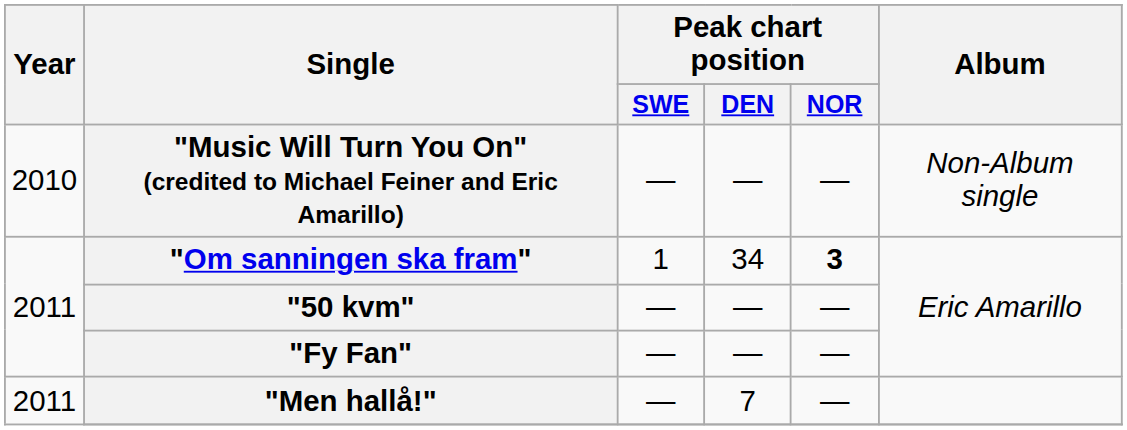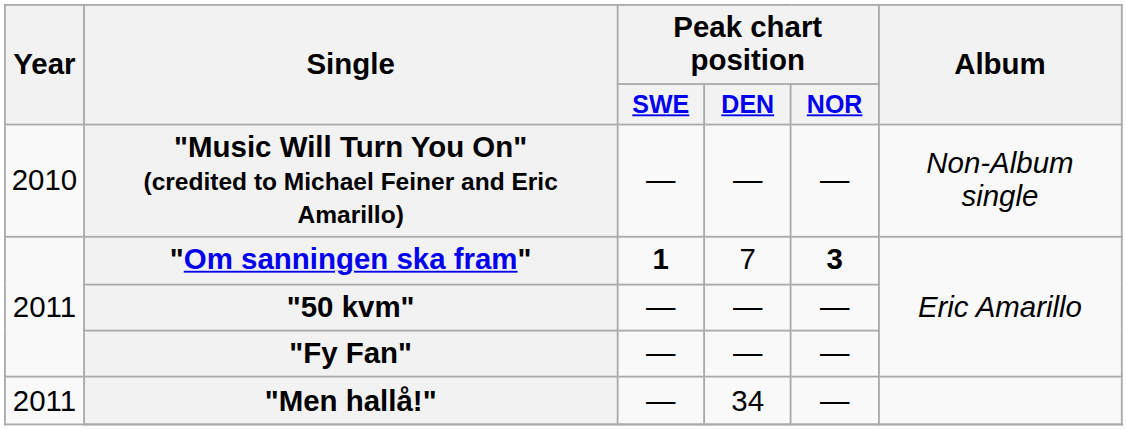(661, 260) normal -> (661, 260) bold
(748, 260) 34 -> (748, 260) 7
(748, 400) 7 -> (748, 400) 34
